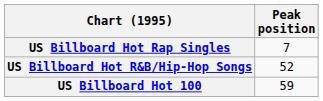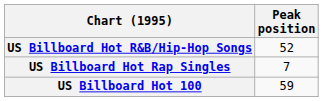rows swapped: (130, 67) <-> (130, 47)
